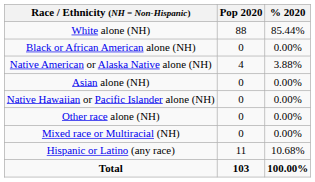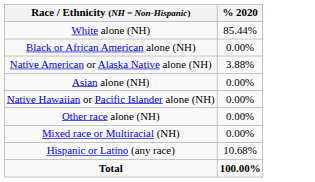- column: (241, 13)
